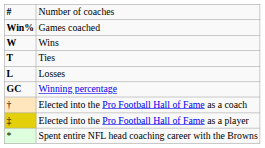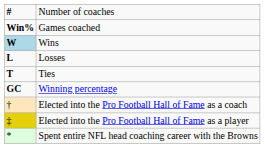(11, 43) no background -> (11, 43) lightblue background
rows swapped: (52, 74) <-> (47, 58)
